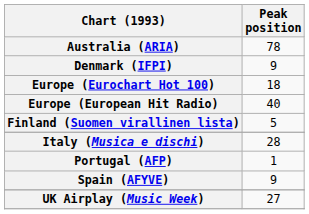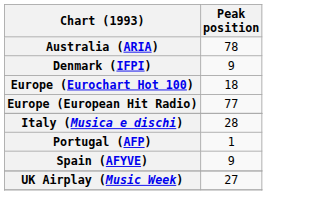(273, 104) 40 -> (231, 104) 77
- row: (123, 123)
